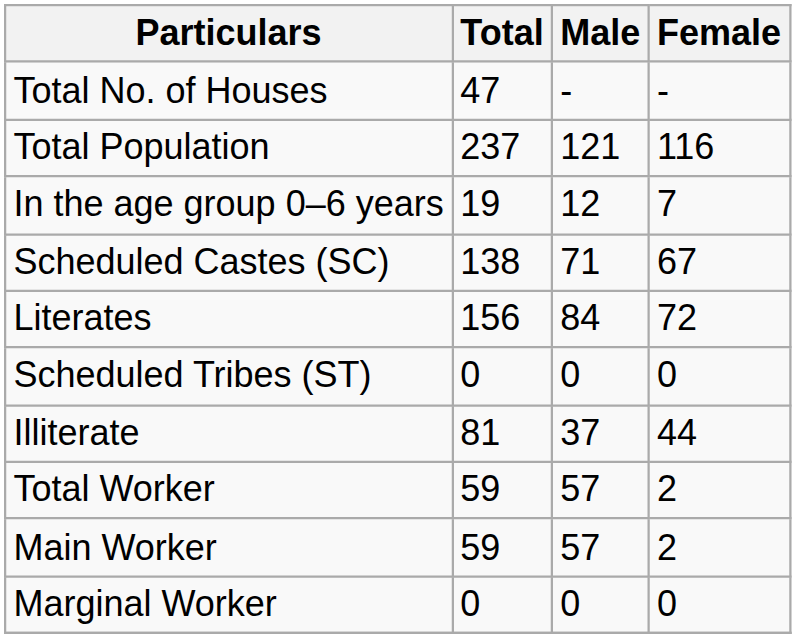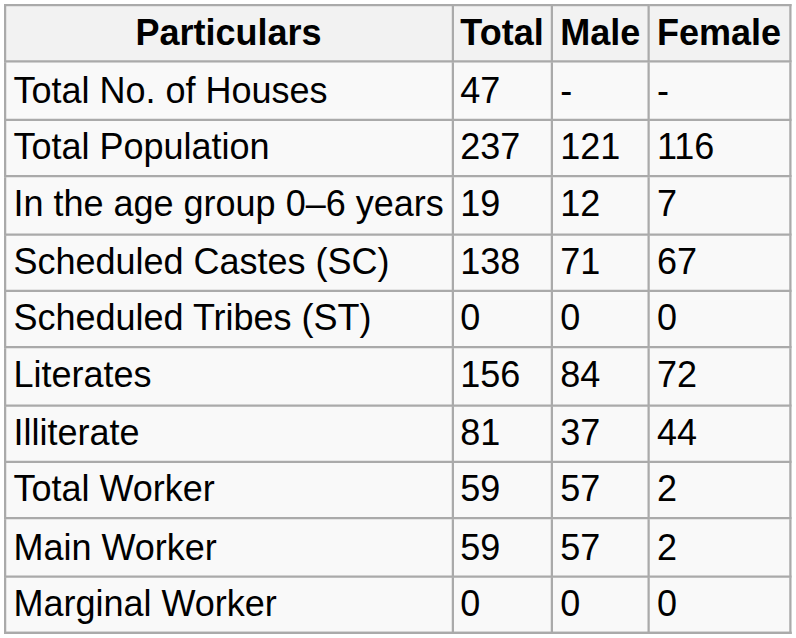rows swapped: (193, 375) <-> (82, 318)
